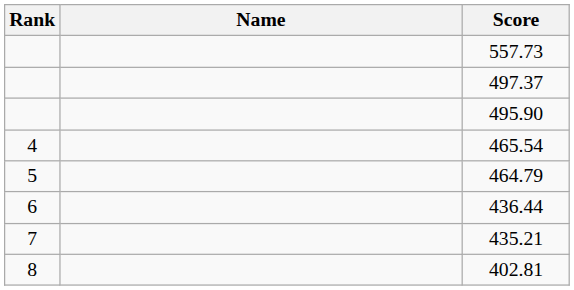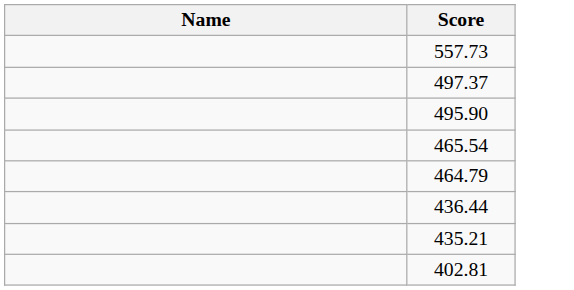- column: (32, 20)
